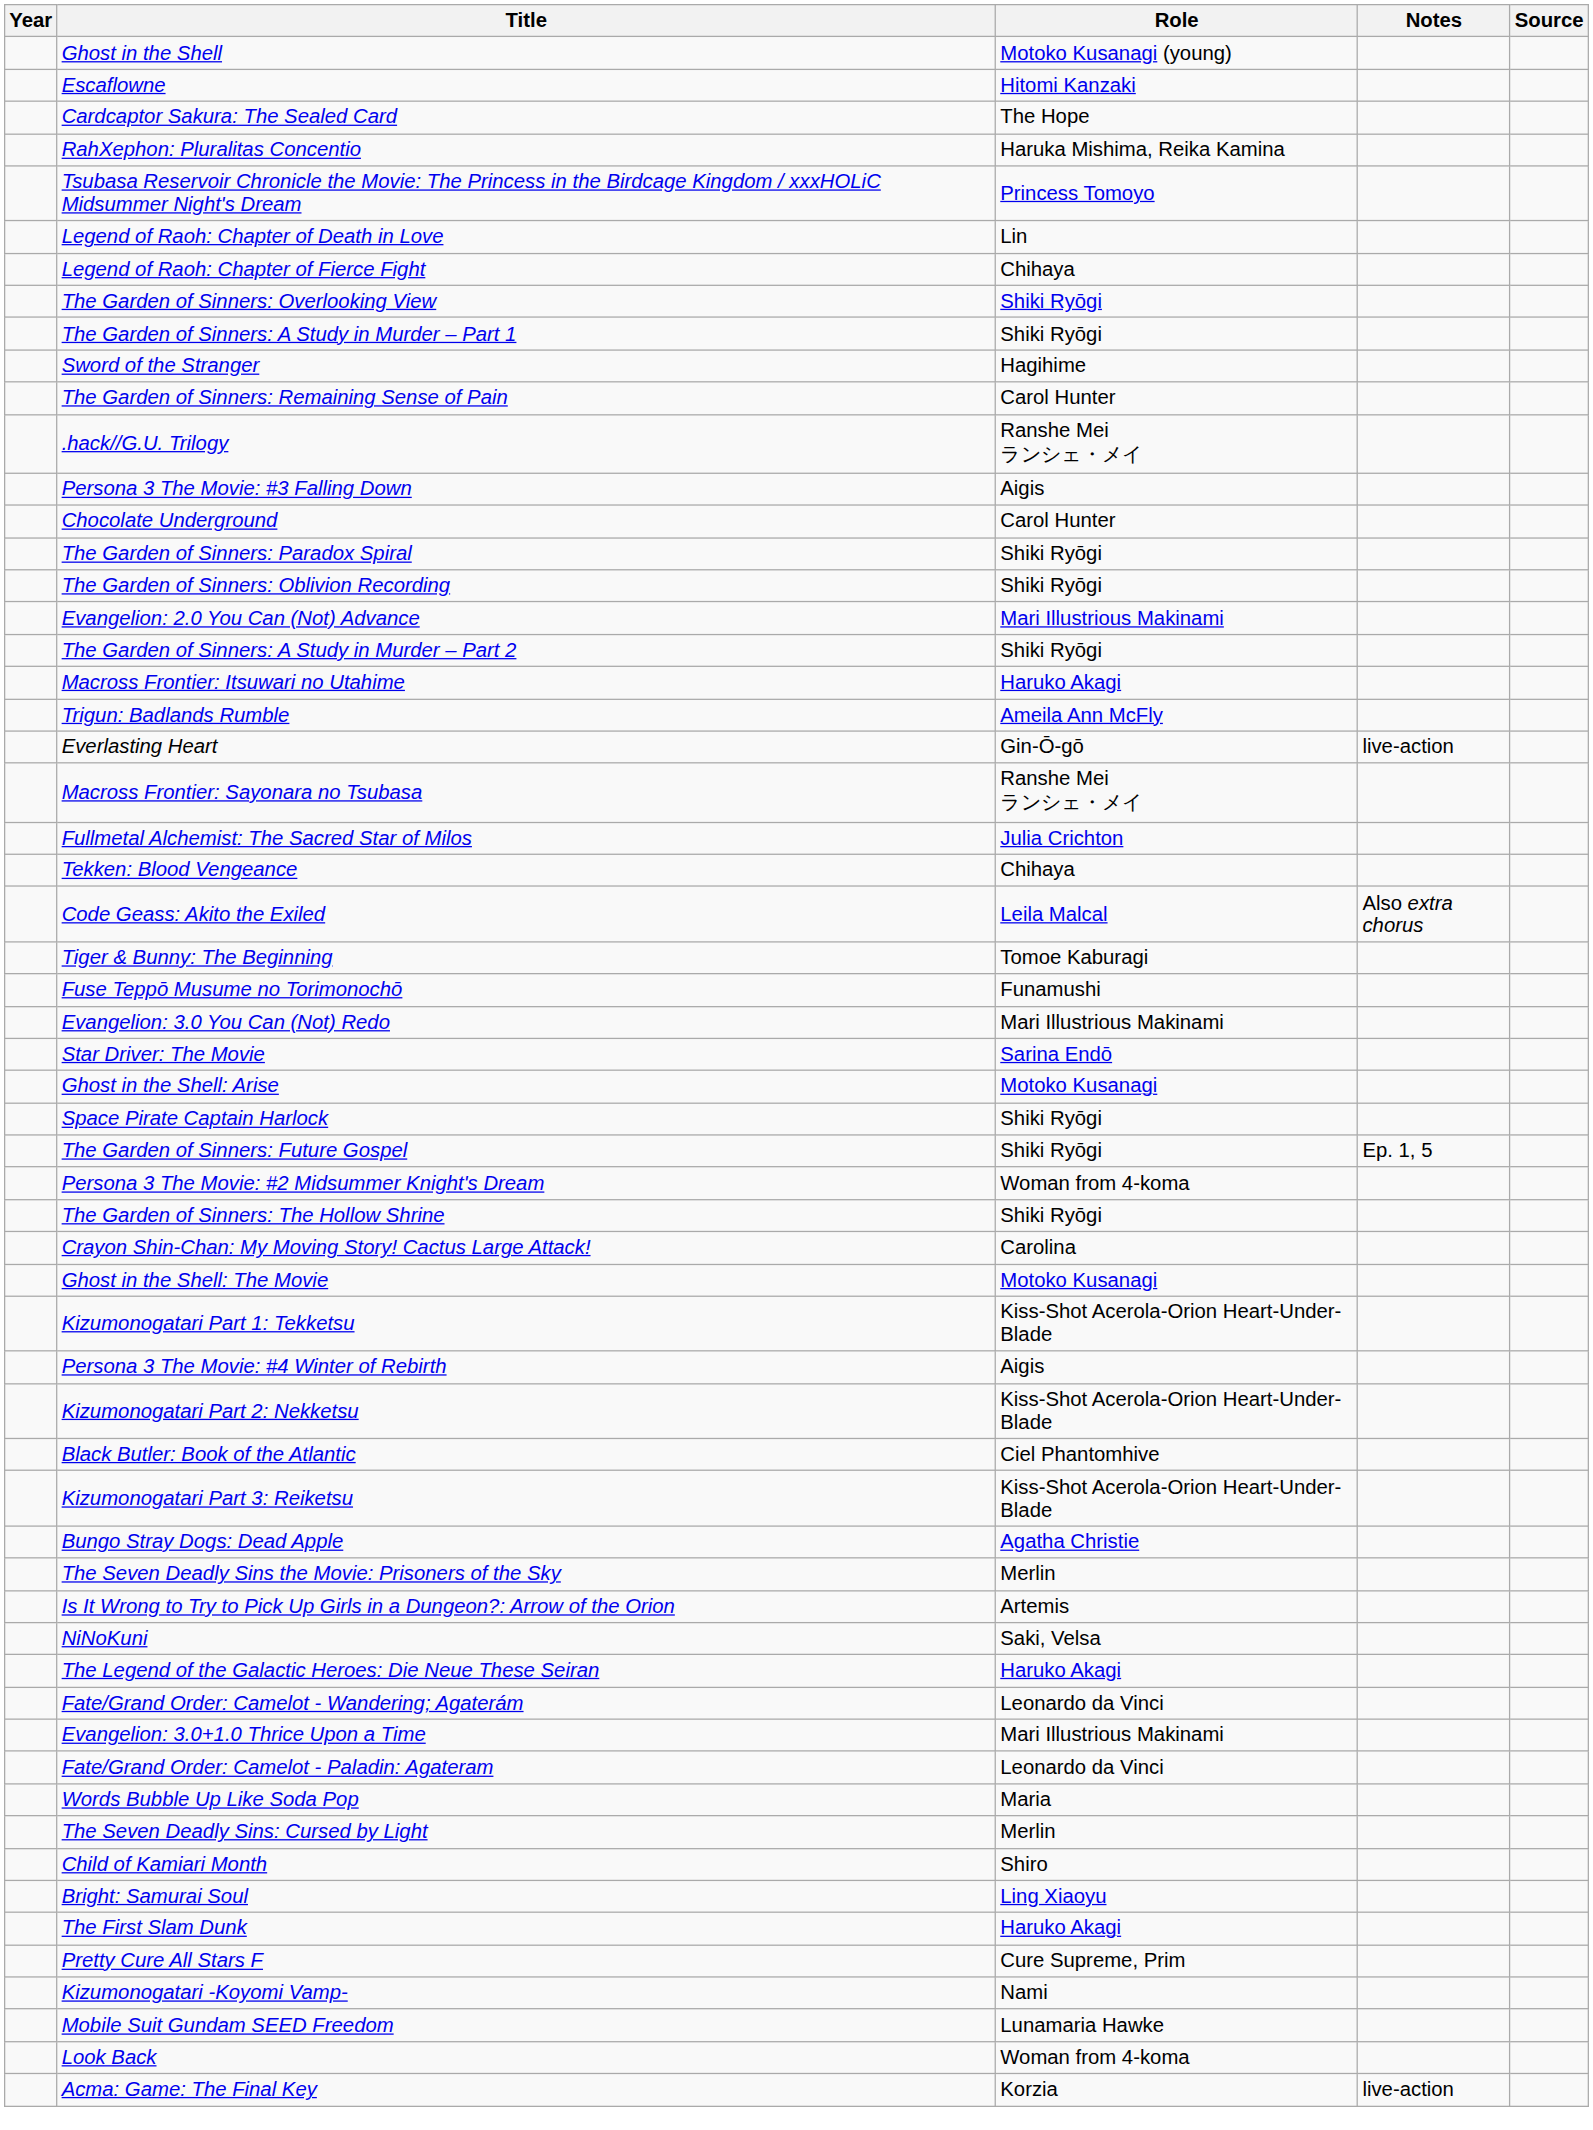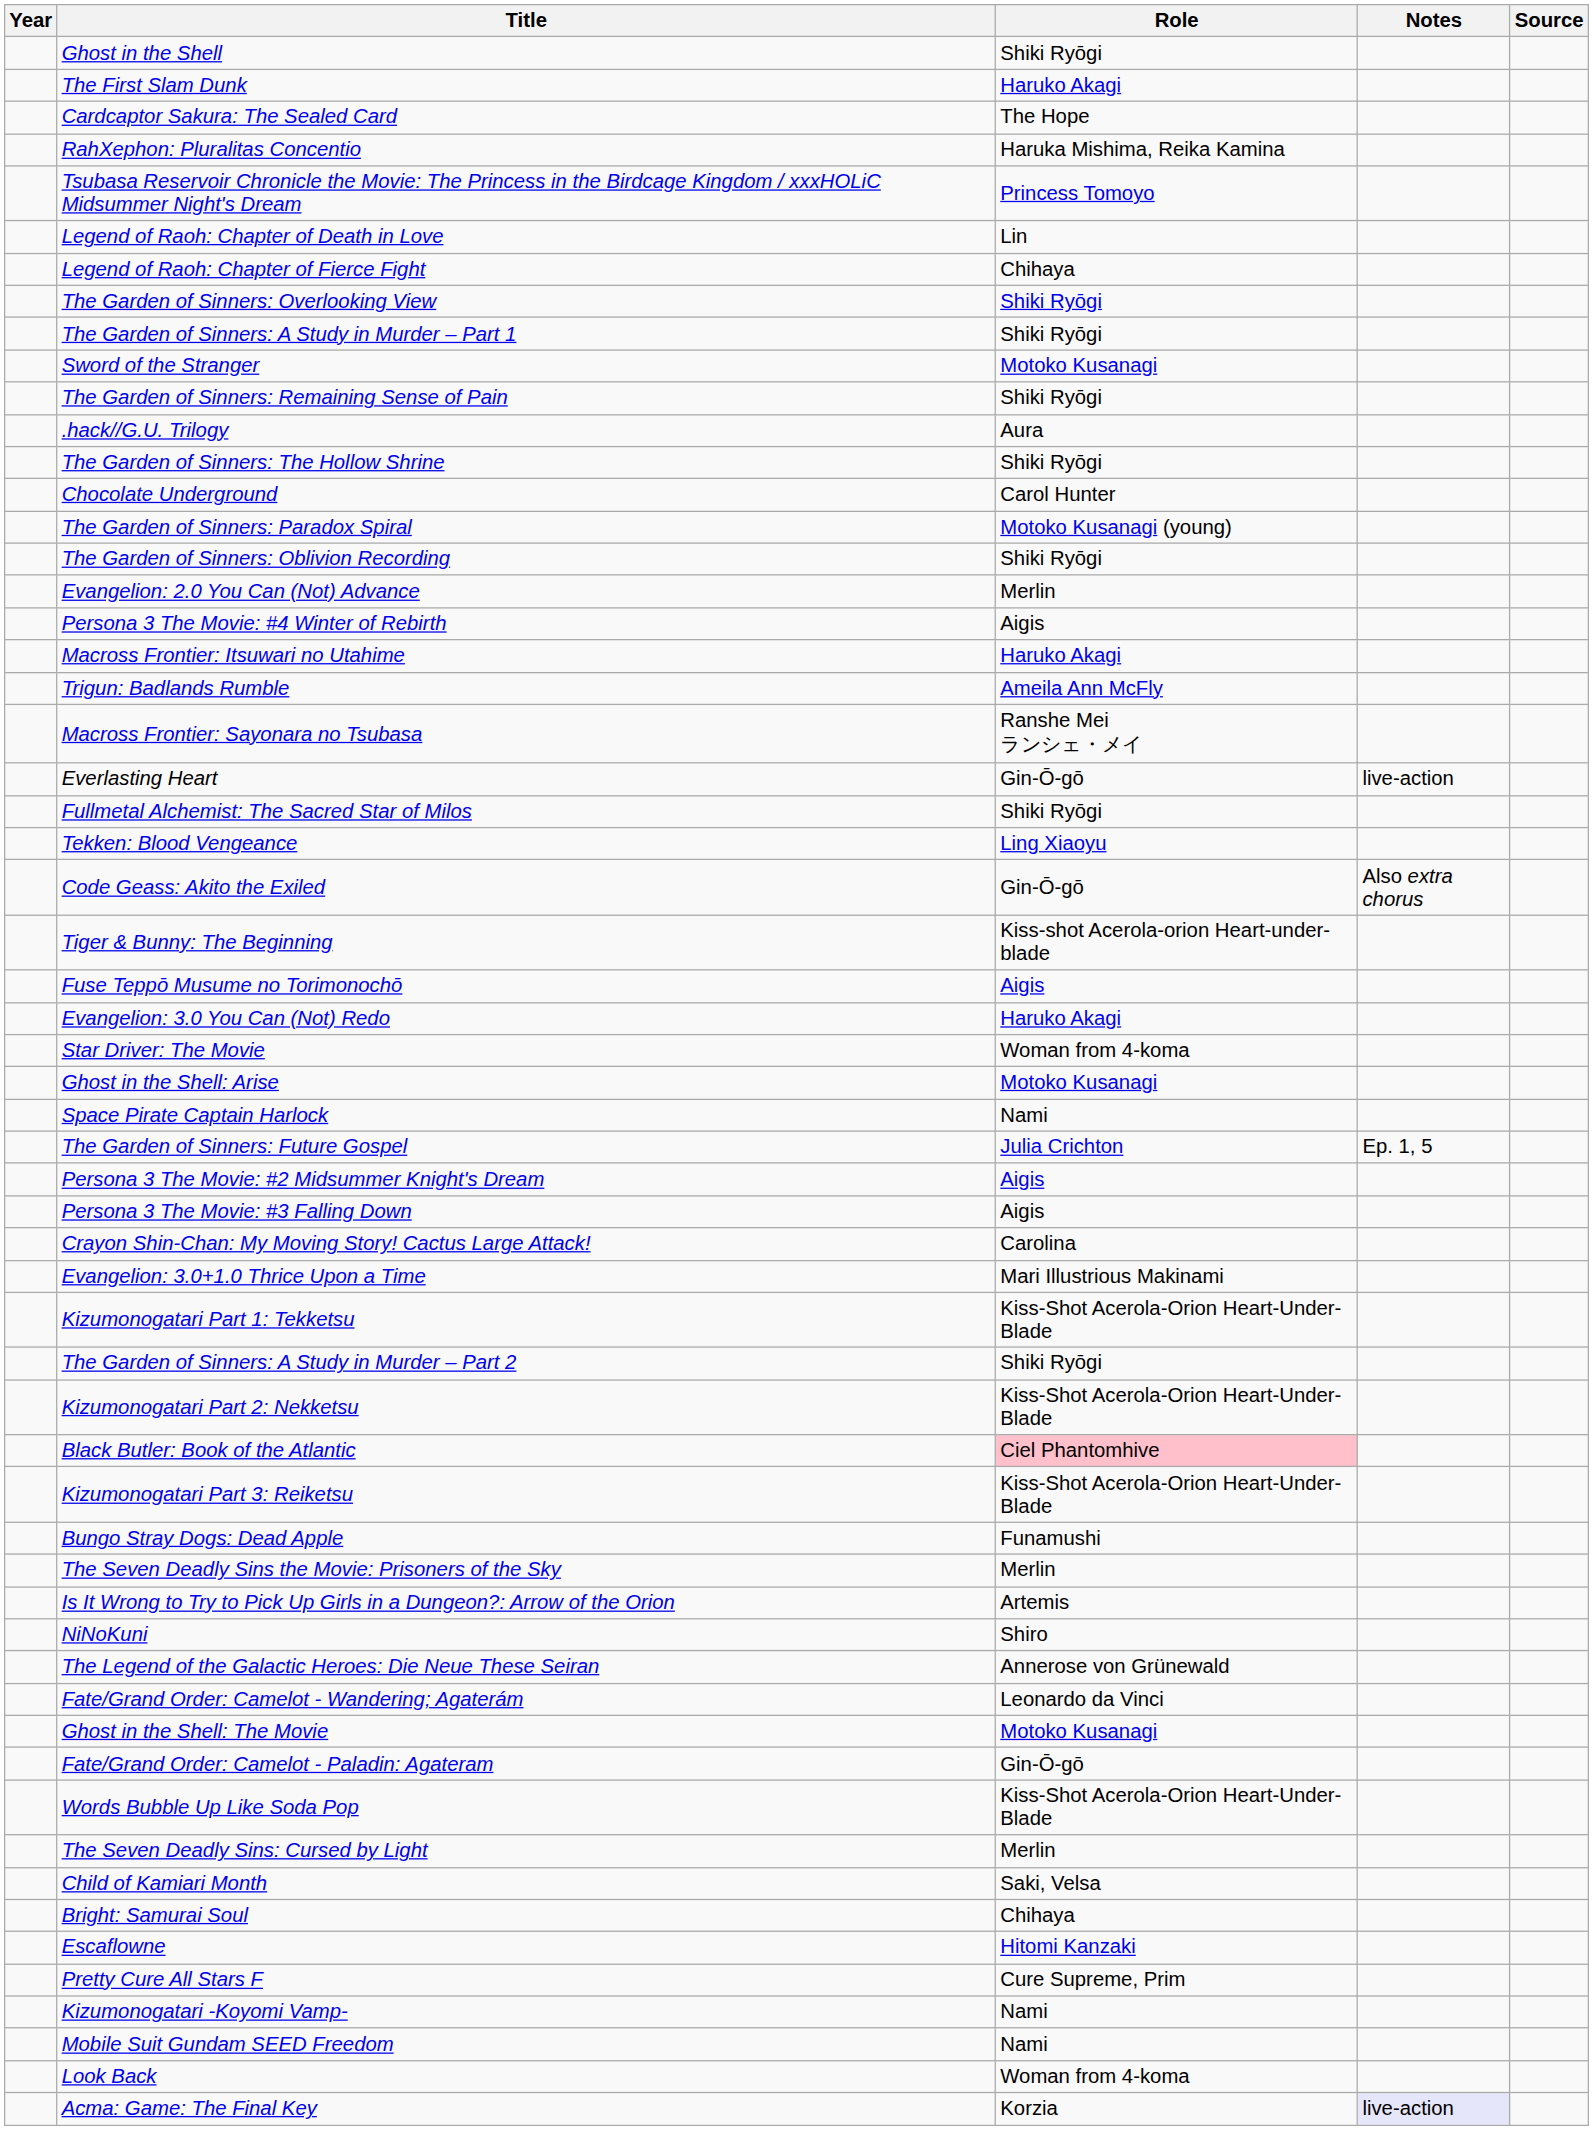(1116, 52) Motoko Kusanagi (young) -> (1051, 52) Shiki Ryōgi
rows swapped: (114, 85) <-> (154, 1928)
(1043, 365) Hagihime -> (1079, 365) Motoko Kusanagi
(1058, 397) Carol Hunter -> (1051, 397) Shiki Ryōgi
(1071, 442) Ranshe Mei ランシェ・メイ -> (1022, 430) Aura
rows swapped: (253, 1215) <-> (237, 489)
(1051, 553) Shiki Ryōgi -> (1116, 526) Motoko Kusanagi (young)
(1112, 617) Mari Illustrious Makinami -> (1028, 591) Merlin
rows swapped: (289, 650) <-> (254, 1367)
rows swapped: (242, 792) <-> (140, 746)
(1062, 838) Julia Crichton -> (1051, 811) Shiki Ryōgi
(1038, 870) Chihaya -> (1053, 843) Ling Xiaoyu
(1054, 913) Leila Malcal -> (1042, 887) Gin-Ō-gō
(1074, 957) Tomoe Kaburagi -> (1165, 942) Kiss-shot Acerola-orion Heart-under-blade
(1051, 989) Funamushi -> (1022, 985) Aigis
(1112, 1022) Mari Illustrious Makinami -> (1061, 1018) Haruko Akagi
(1056, 1054) Sarina Endō -> (1095, 1050) Woman from 4-koma
(1051, 1118) Shiki Ryōgi -> (1024, 1114) Nami
(1051, 1150) Shiki Ryōgi -> (1062, 1147) Julia Crichton
(1095, 1183) Woman from 4-koma -> (1022, 1179) Aigis
rows swapped: (195, 1279) <-> (244, 1735)
(1080, 1454) no background -> (1080, 1450) pink background
(1070, 1541) Agatha Christie -> (1051, 1537) Funamushi
(1051, 1638) Saki, Velsa -> (1024, 1634) Shiro
(1061, 1670) Haruko Akagi -> (1115, 1666) Annerose von Grünewald
(1082, 1767) Leonardo da Vinci -> (1042, 1763) Gin-Ō-gō
(1026, 1799) Maria -> (1171, 1807) Kiss-Shot Acerola-Orion Heart-Under-Blade
(1024, 1864) Shiro -> (1051, 1883) Saki, Velsa
(1053, 1896) Ling Xiaoyu -> (1038, 1915) Chihaya
(1082, 2025) Lunamaria Hawke -> (1024, 2044) Nami
(1408, 2089) no background -> (1408, 2108) lavender background
